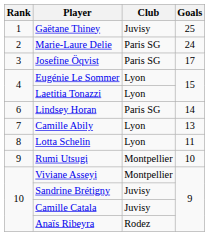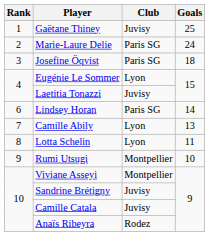(190, 61) 17 -> (190, 61) 18
(135, 93) Lyon -> (137, 93) Juvisy
